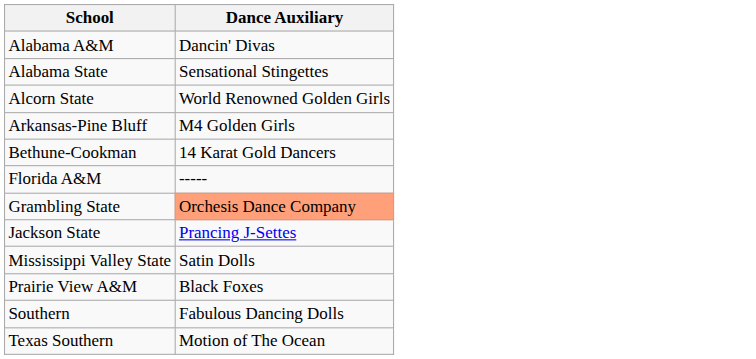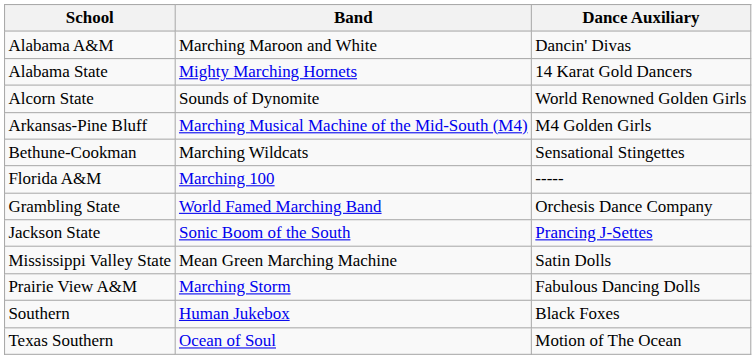+ column: (353, 17)
(254, 71) Sensational Stingettes -> (614, 71) 14 Karat Gold Dancers
(257, 152) 14 Karat Gold Dancers -> (610, 152) Sensational Stingettes
(268, 206) lightsalmon background -> (624, 206) no background
(221, 286) Black Foxes -> (618, 286) Fabulous Dancing Dolls
(261, 313) Fabulous Dancing Dolls -> (578, 313) Black Foxes
